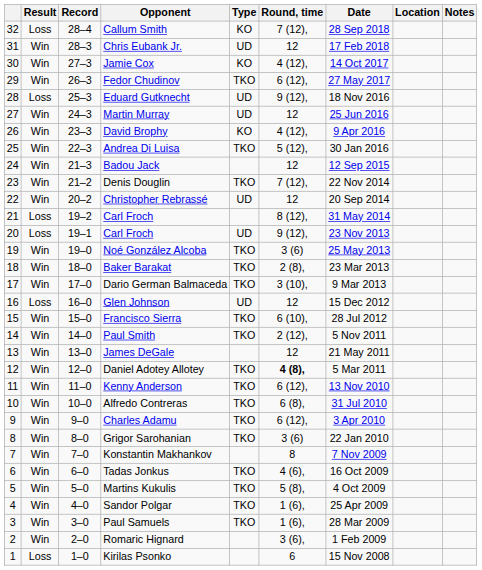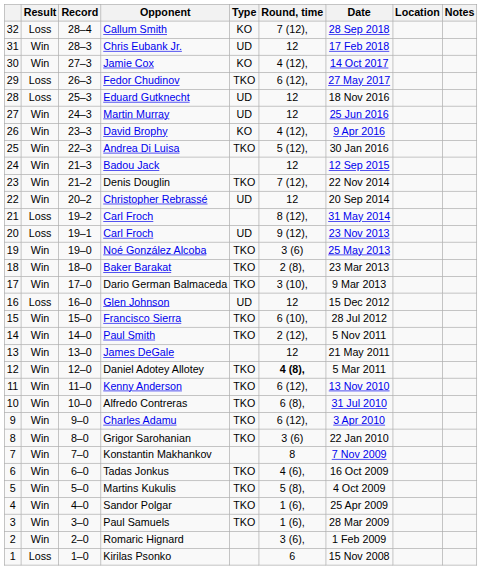(40, 81) Win -> (40, 81) Loss
(292, 98) 9 (12), -> (292, 98) 12
